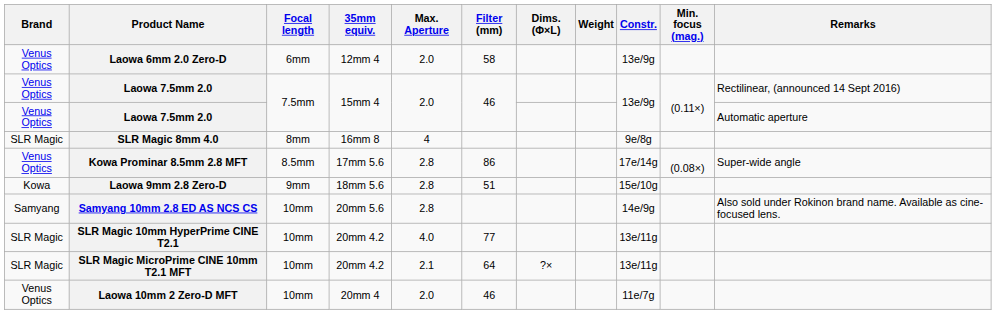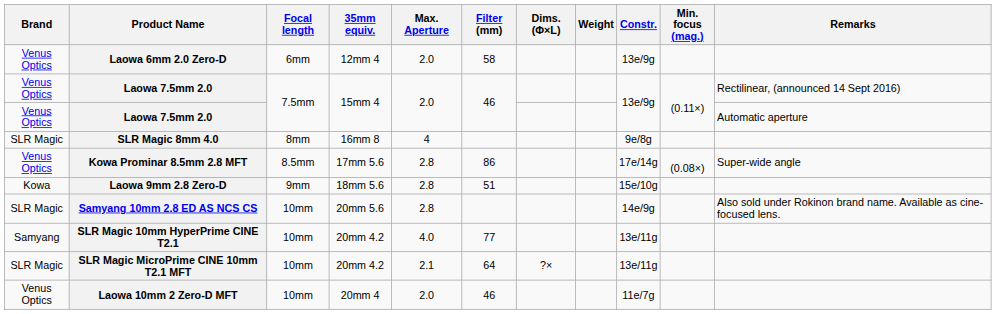(37, 208) Samyang -> (37, 208) SLR Magic
(37, 237) SLR Magic -> (37, 237) Samyang
